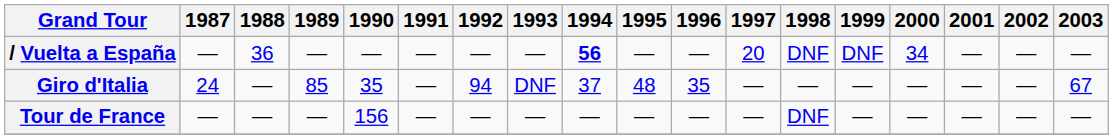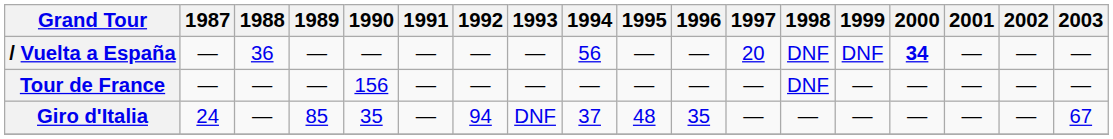(590, 52) bold -> (590, 52) normal
(917, 52) normal -> (917, 52) bold
rows swapped: (93, 85) <-> (93, 117)
